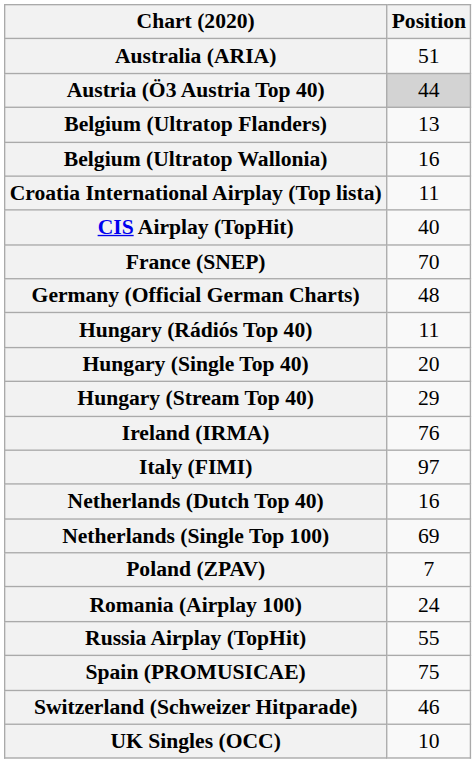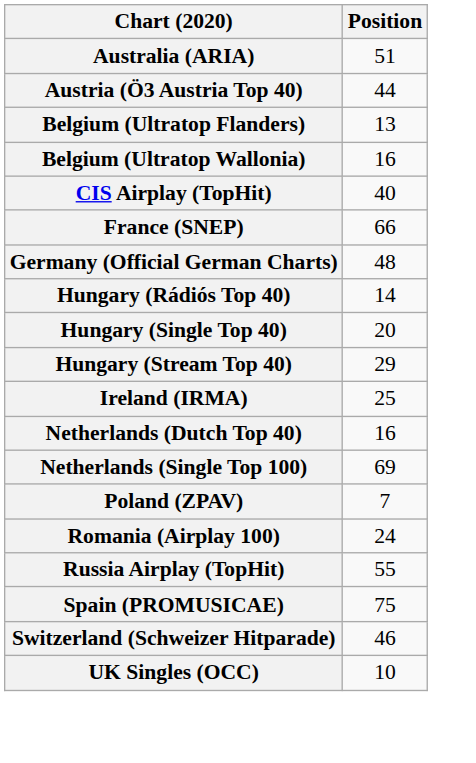(429, 90) lightgrey background -> (385, 90) no background
- row: (196, 192)
(429, 261) 70 -> (385, 227) 66
(429, 329) 11 -> (385, 295) 14
(429, 432) 76 -> (385, 398) 25
- row: (196, 466)
